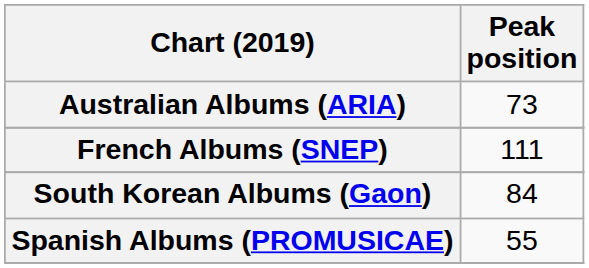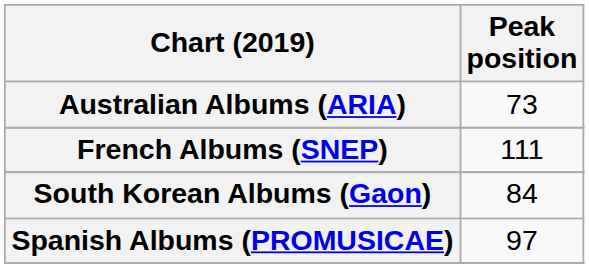(522, 239) 55 -> (522, 239) 97
